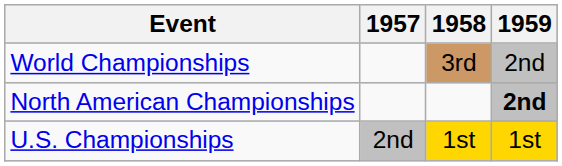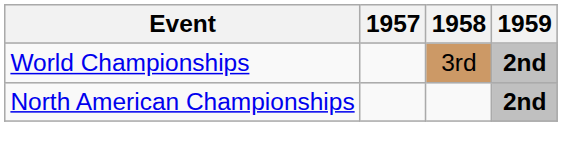(525, 62) normal -> (525, 62) bold
- row: (122, 140)
